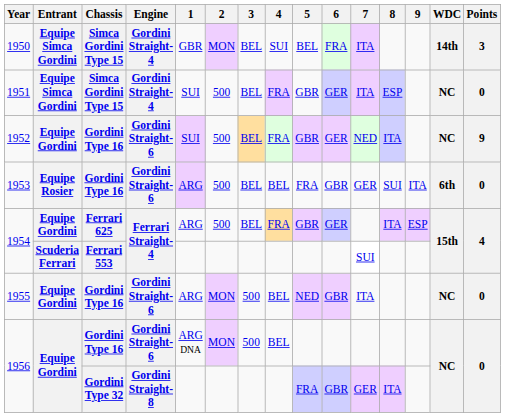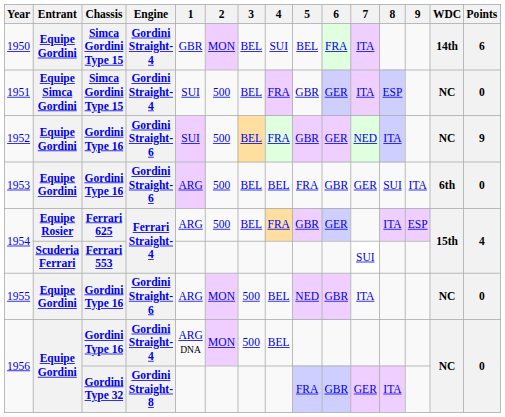(57, 46) Equipe Simca Gordini -> (57, 46) Equipe Gordini
(482, 46) 3 -> (482, 46) 6
(57, 185) Equipe Rosier -> (57, 185) Equipe Gordini
(57, 224) Equipe Gordini -> (57, 224) Equipe Rosier
(151, 343) Gordini Straight-6 -> (151, 343) Gordini Straight-4
